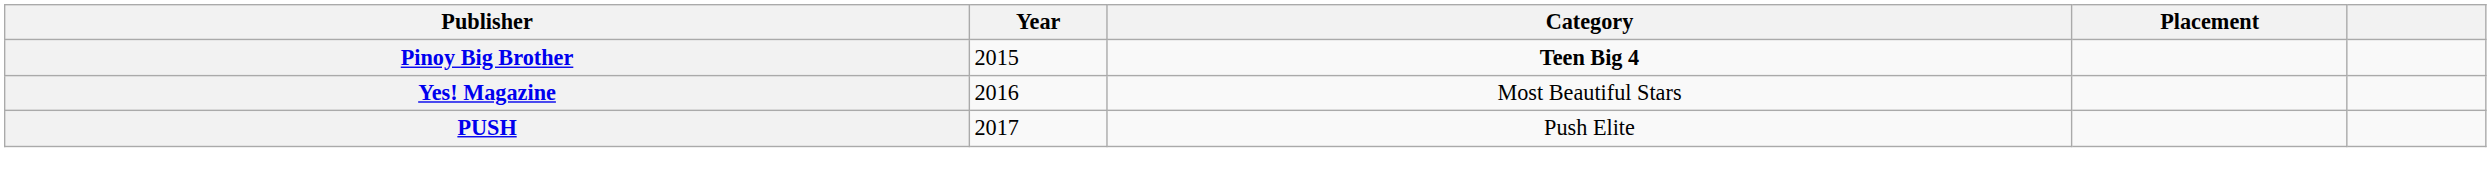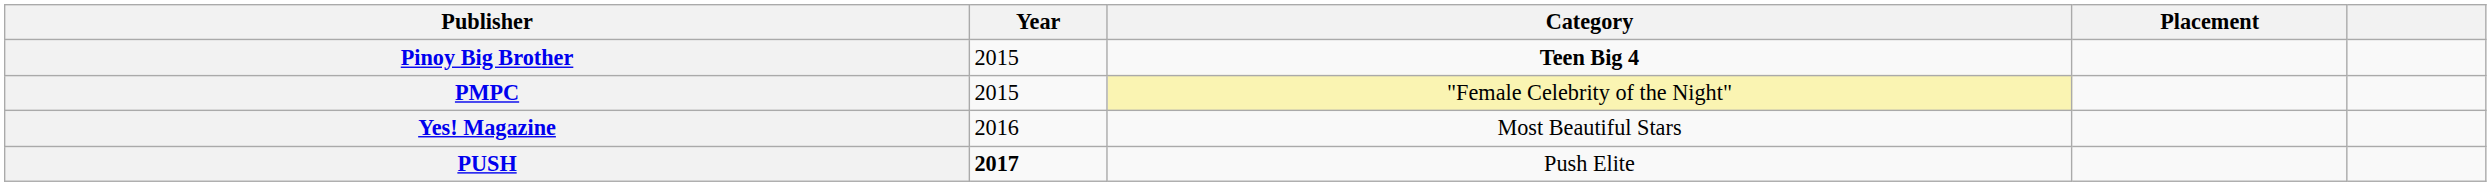+ row: (487, 92)
(997, 127) normal -> (997, 163) bold
